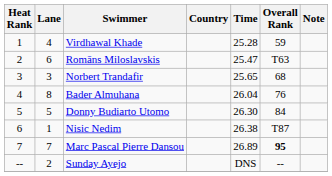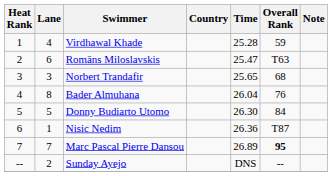(246, 128) 26.38 -> (246, 128) 26.36
